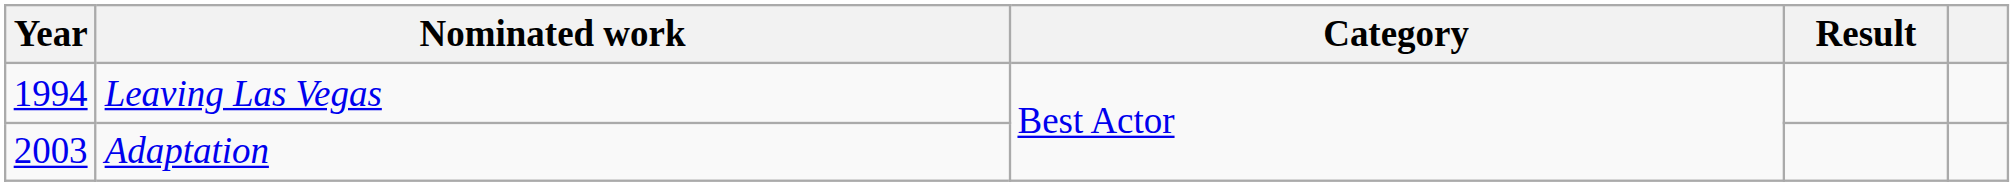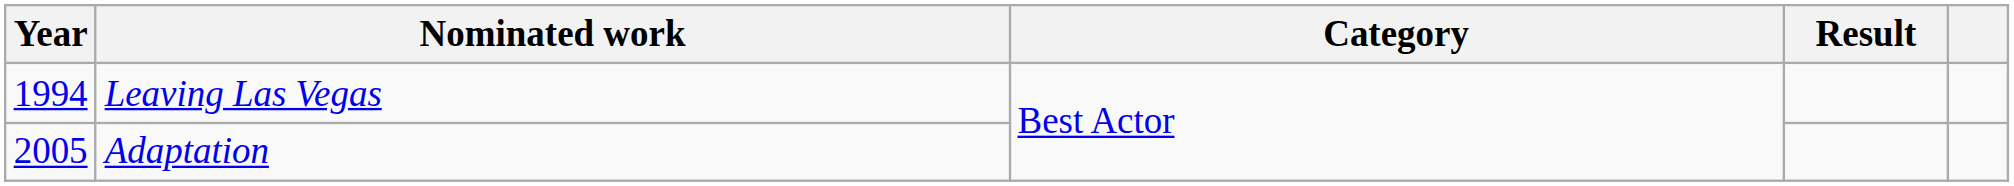(51, 151) 2003 -> (51, 151) 2005
